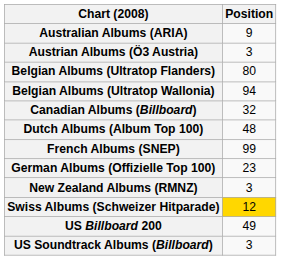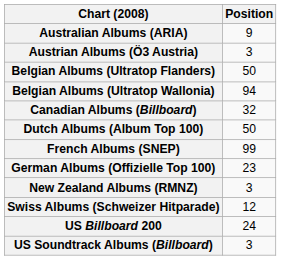(249, 71) 80 -> (249, 71) 50
(249, 129) 48 -> (249, 129) 50
(249, 206) gold background -> (249, 206) no background
(249, 226) 49 -> (249, 226) 24
